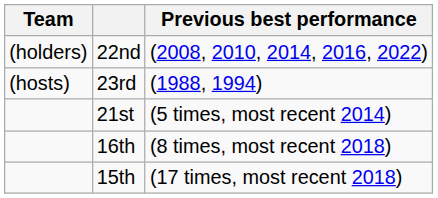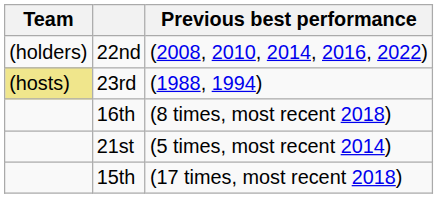(40, 83) no background -> (40, 83) khaki background
rows swapped: (115, 114) <-> (116, 146)
